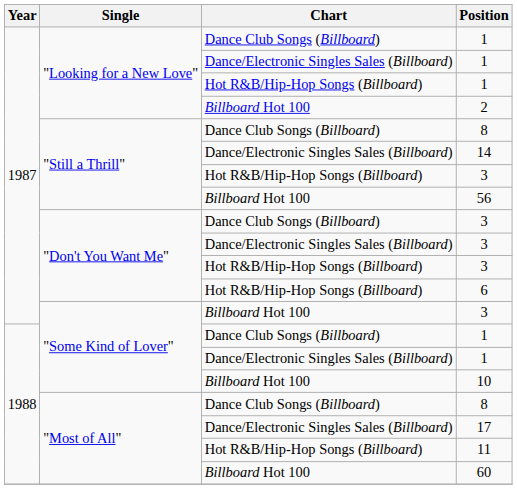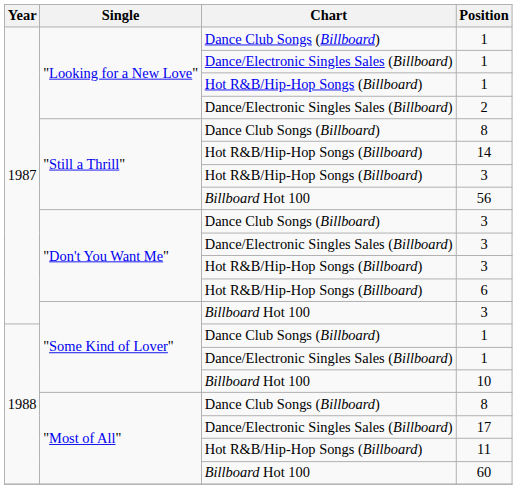(257, 107) Billboard Hot 100 -> (329, 107) Dance/Electronic Singles Sales (Billboard)
(329, 152) Dance/Electronic Singles Sales (Billboard) -> (314, 152) Hot R&B/Hip-Hop Songs (Billboard)
